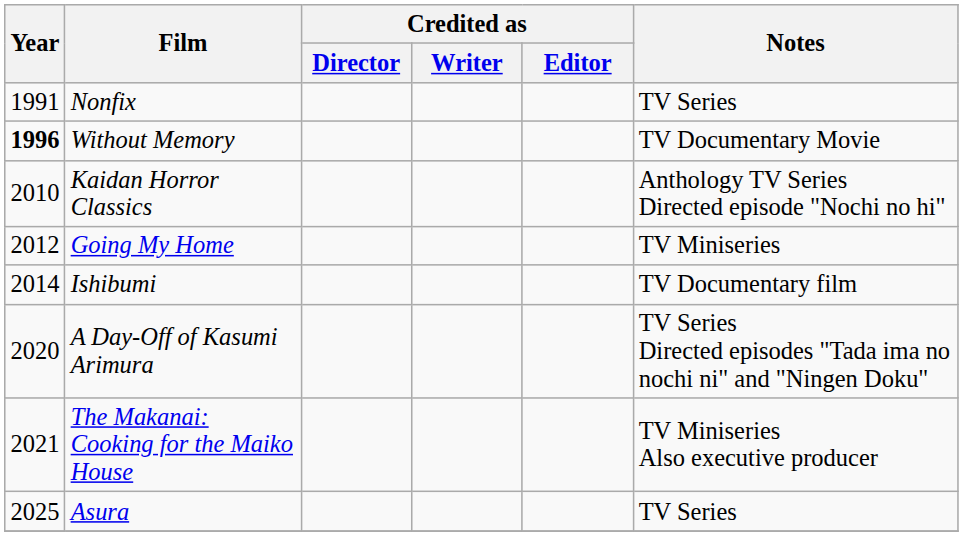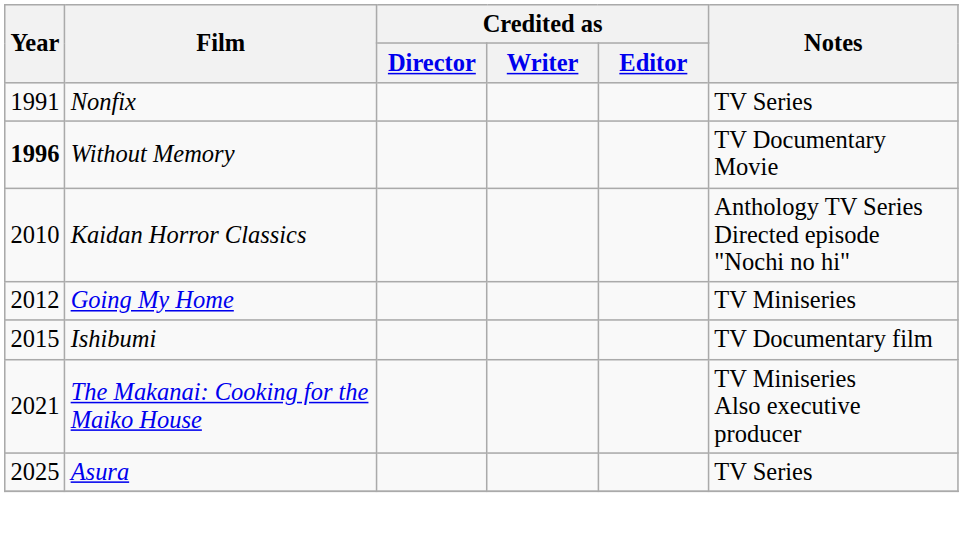(35, 284) 2014 -> (35, 339) 2015
- row: (174, 350)
